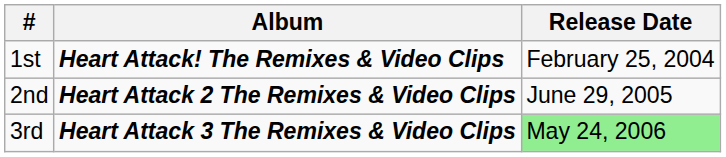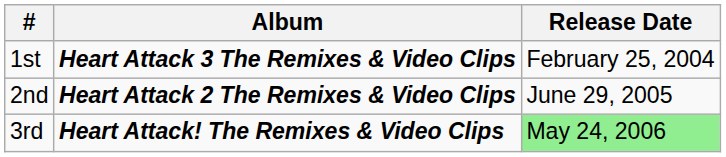(282, 59) Heart Attack! The Remixes & Video Clips -> (287, 59) Heart Attack 3 The Remixes & Video Clips
(287, 132) Heart Attack 3 The Remixes & Video Clips -> (282, 132) Heart Attack! The Remixes & Video Clips
